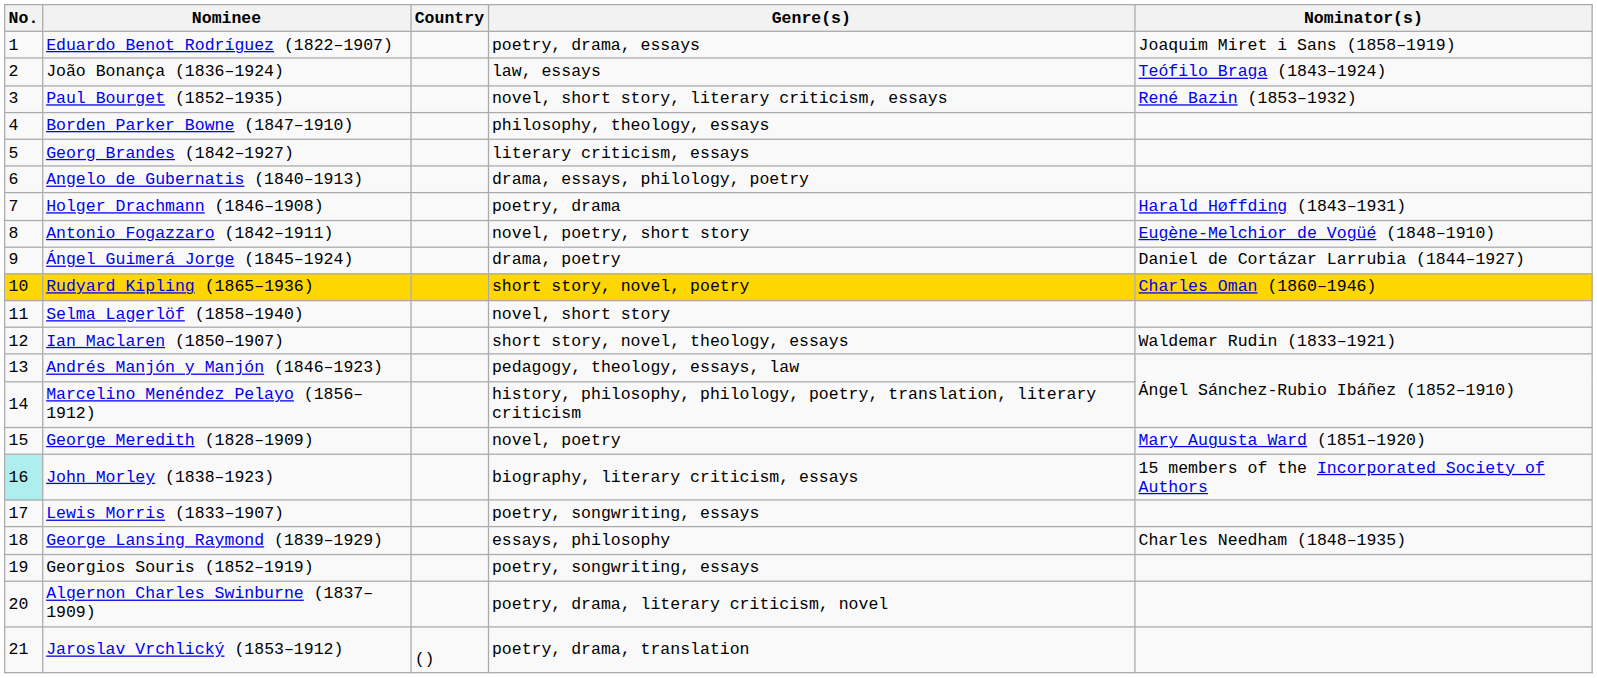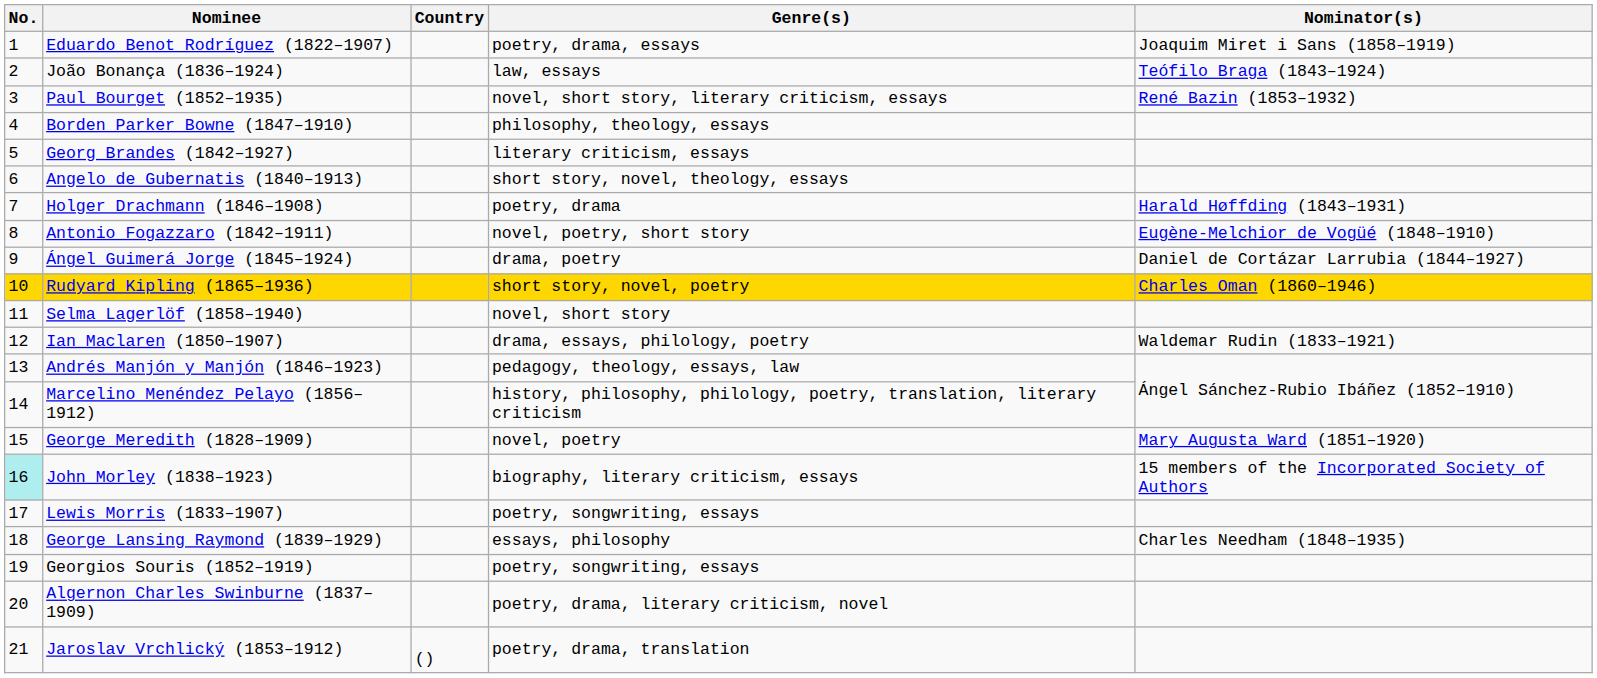(650, 180) drama, essays, philology, poetry -> (670, 180) short story, novel, theology, essays
(670, 341) short story, novel, theology, essays -> (650, 341) drama, essays, philology, poetry
